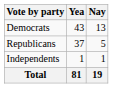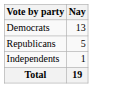- column: (76, 12)
